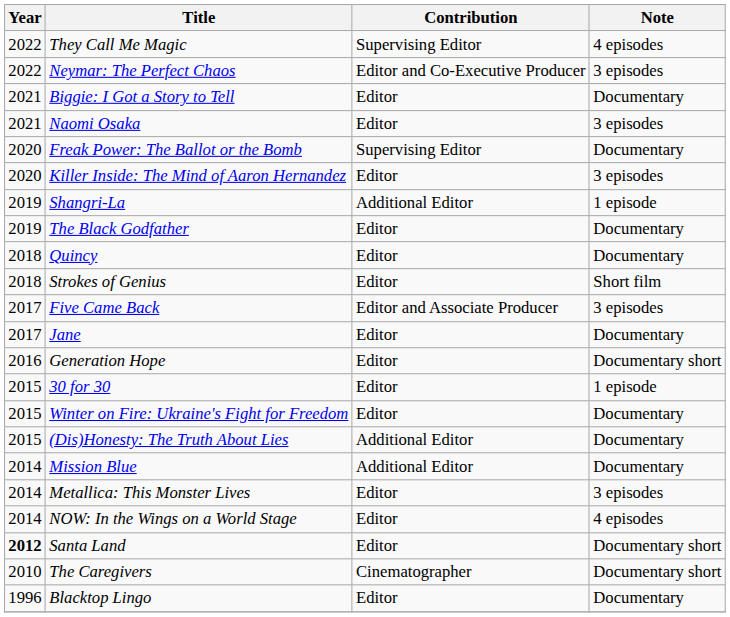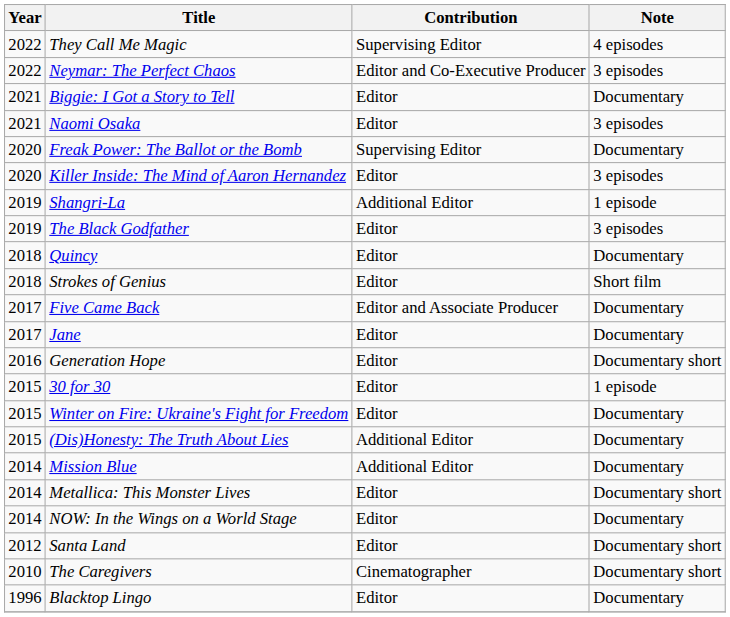(639, 228) Documentary -> (628, 228) 3 episodes
(628, 307) 3 episodes -> (639, 307) Documentary
(628, 492) 3 episodes -> (657, 492) Documentary short
(628, 519) 4 episodes -> (639, 519) Documentary
(25, 545) bold -> (25, 545) normal
